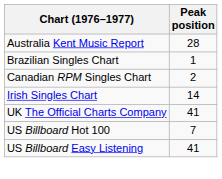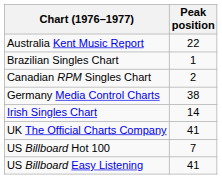(193, 43) 28 -> (193, 43) 22
+ row: (83, 95)
